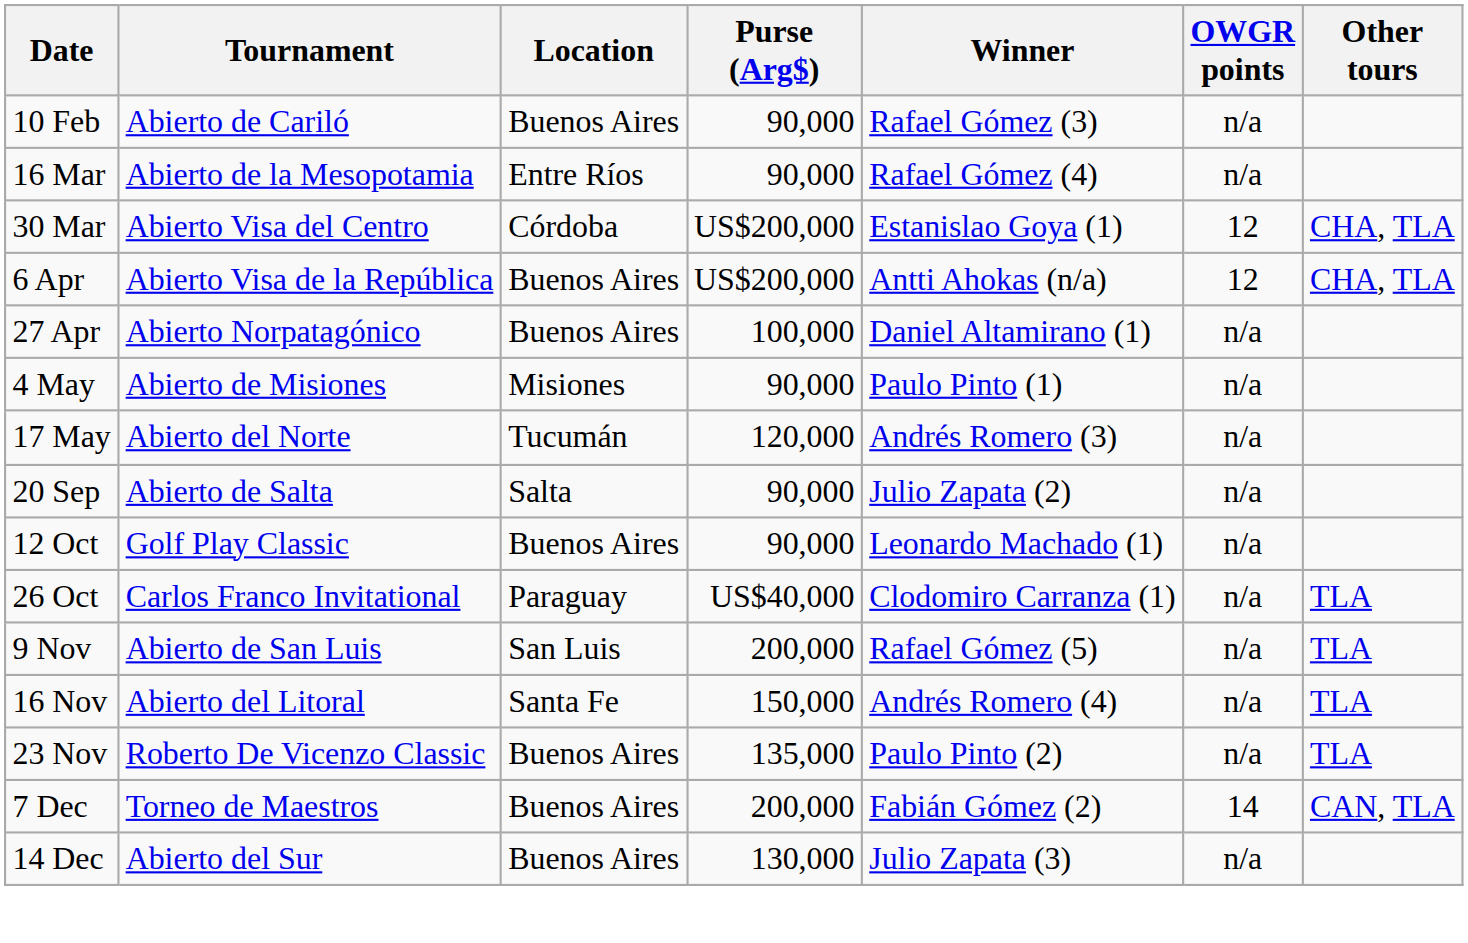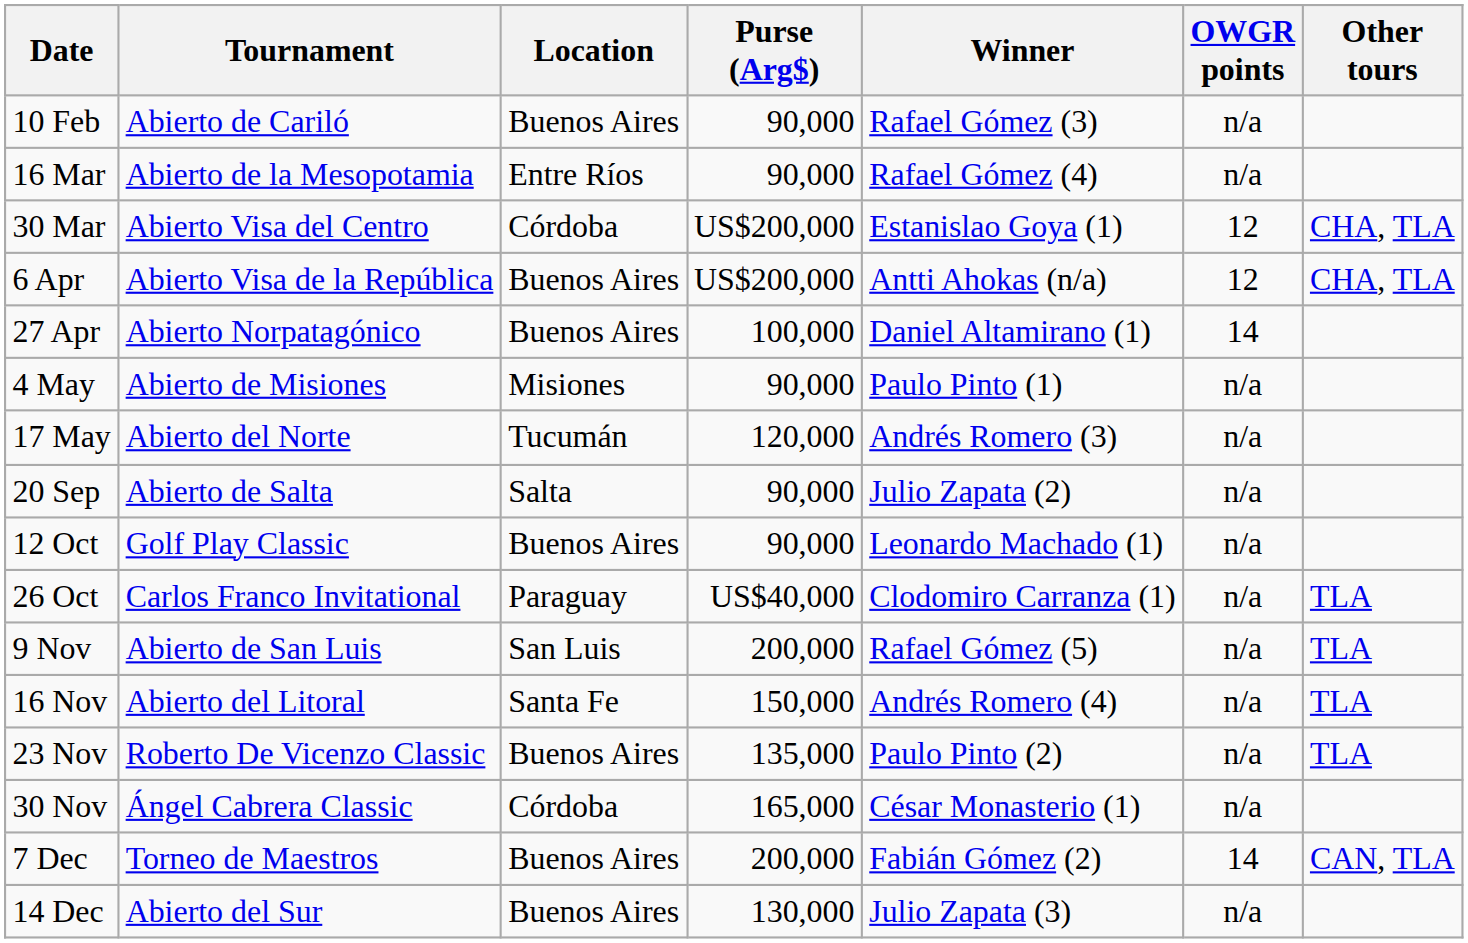(1243, 331) n/a -> (1243, 331) 14
+ row: (60, 805)
